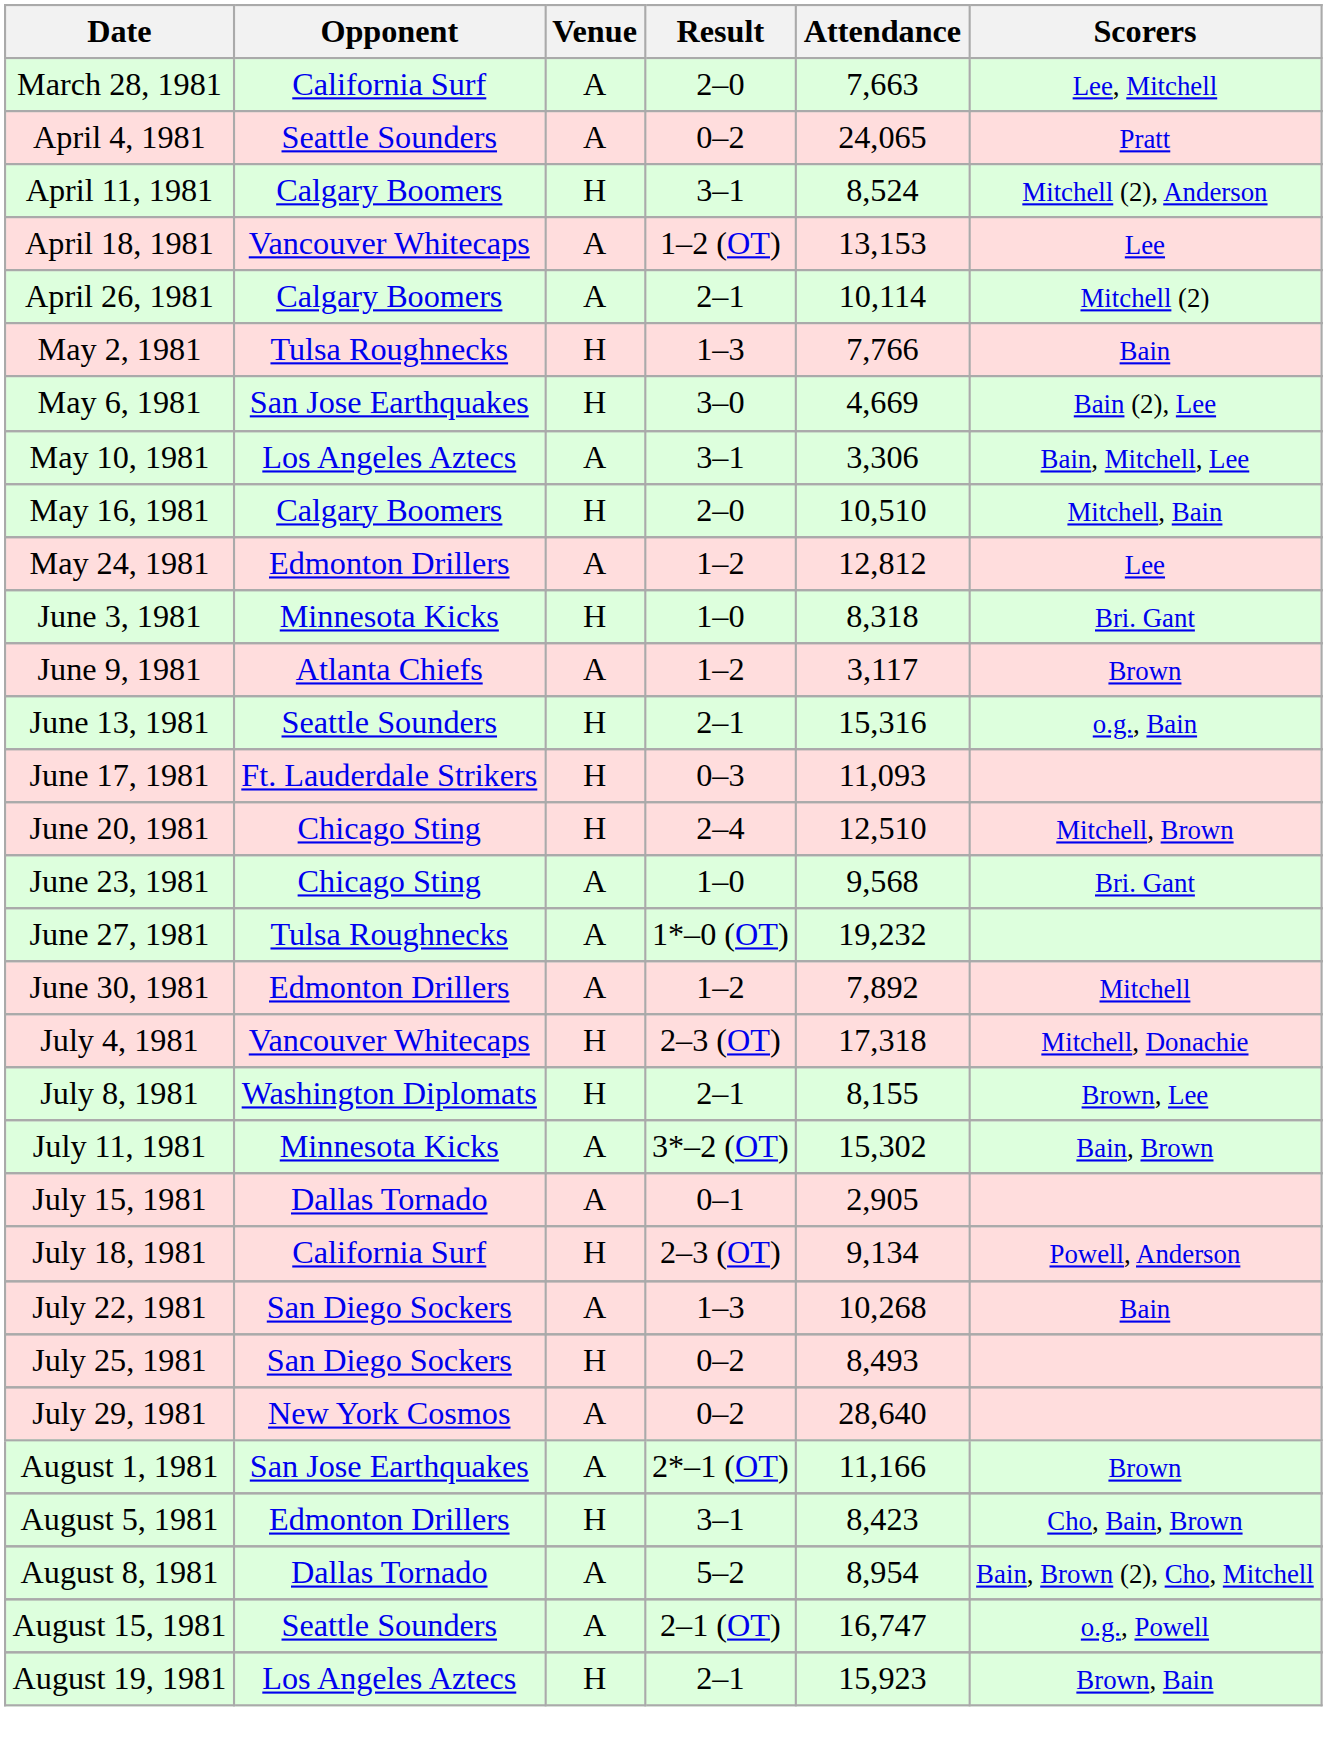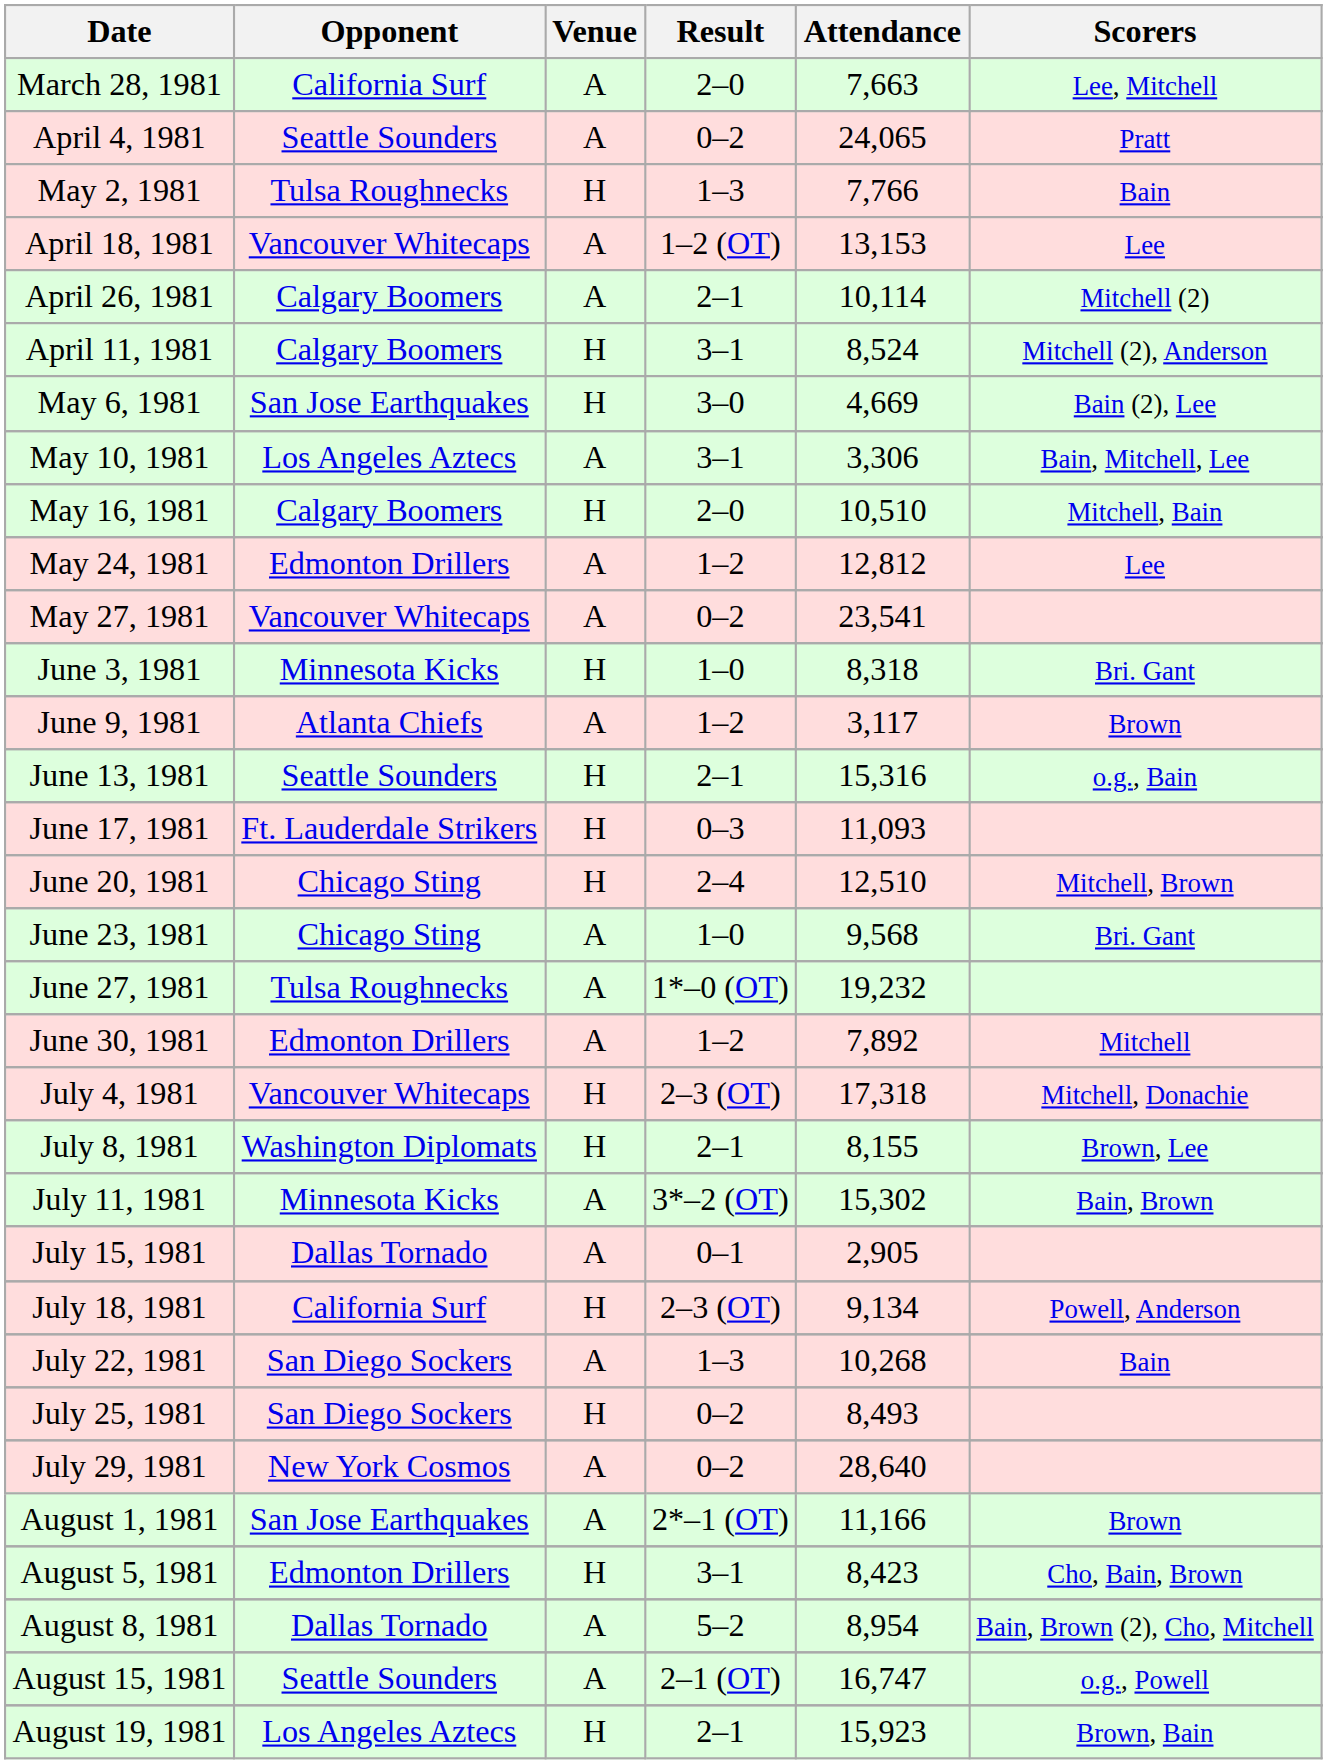rows swapped: (119, 190) <-> (119, 350)
+ row: (119, 615)
